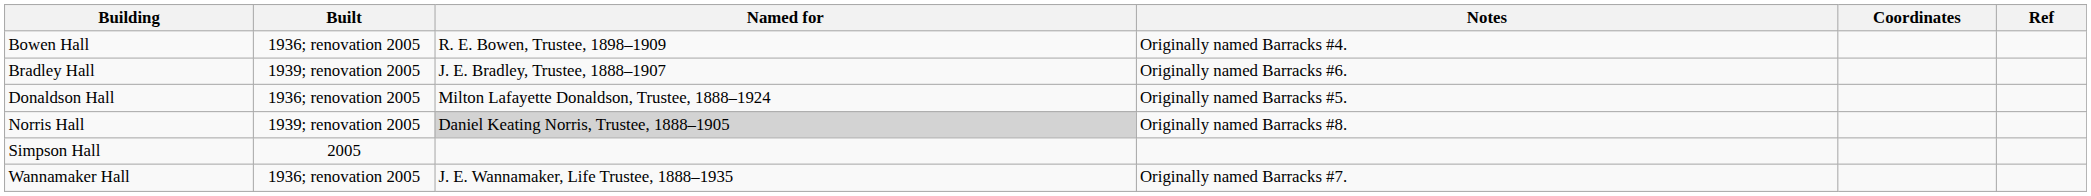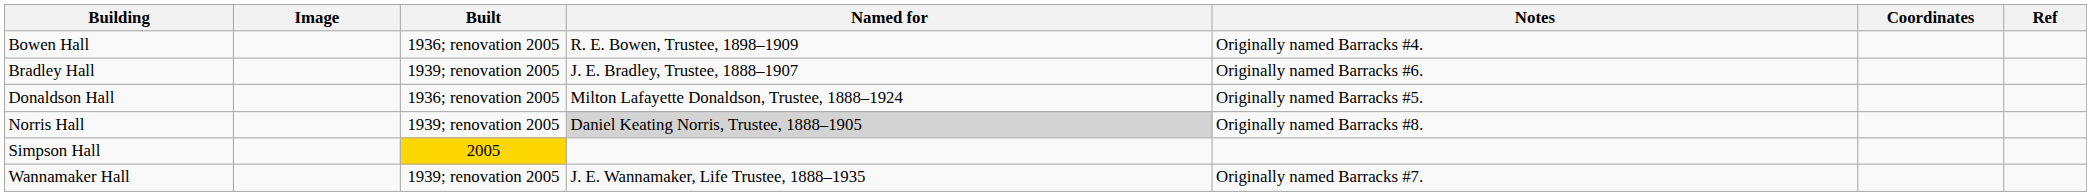+ column: (317, 17)
(344, 151) no background -> (483, 151) gold background
(344, 177) 1936; renovation 2005 -> (483, 177) 1939; renovation 2005
